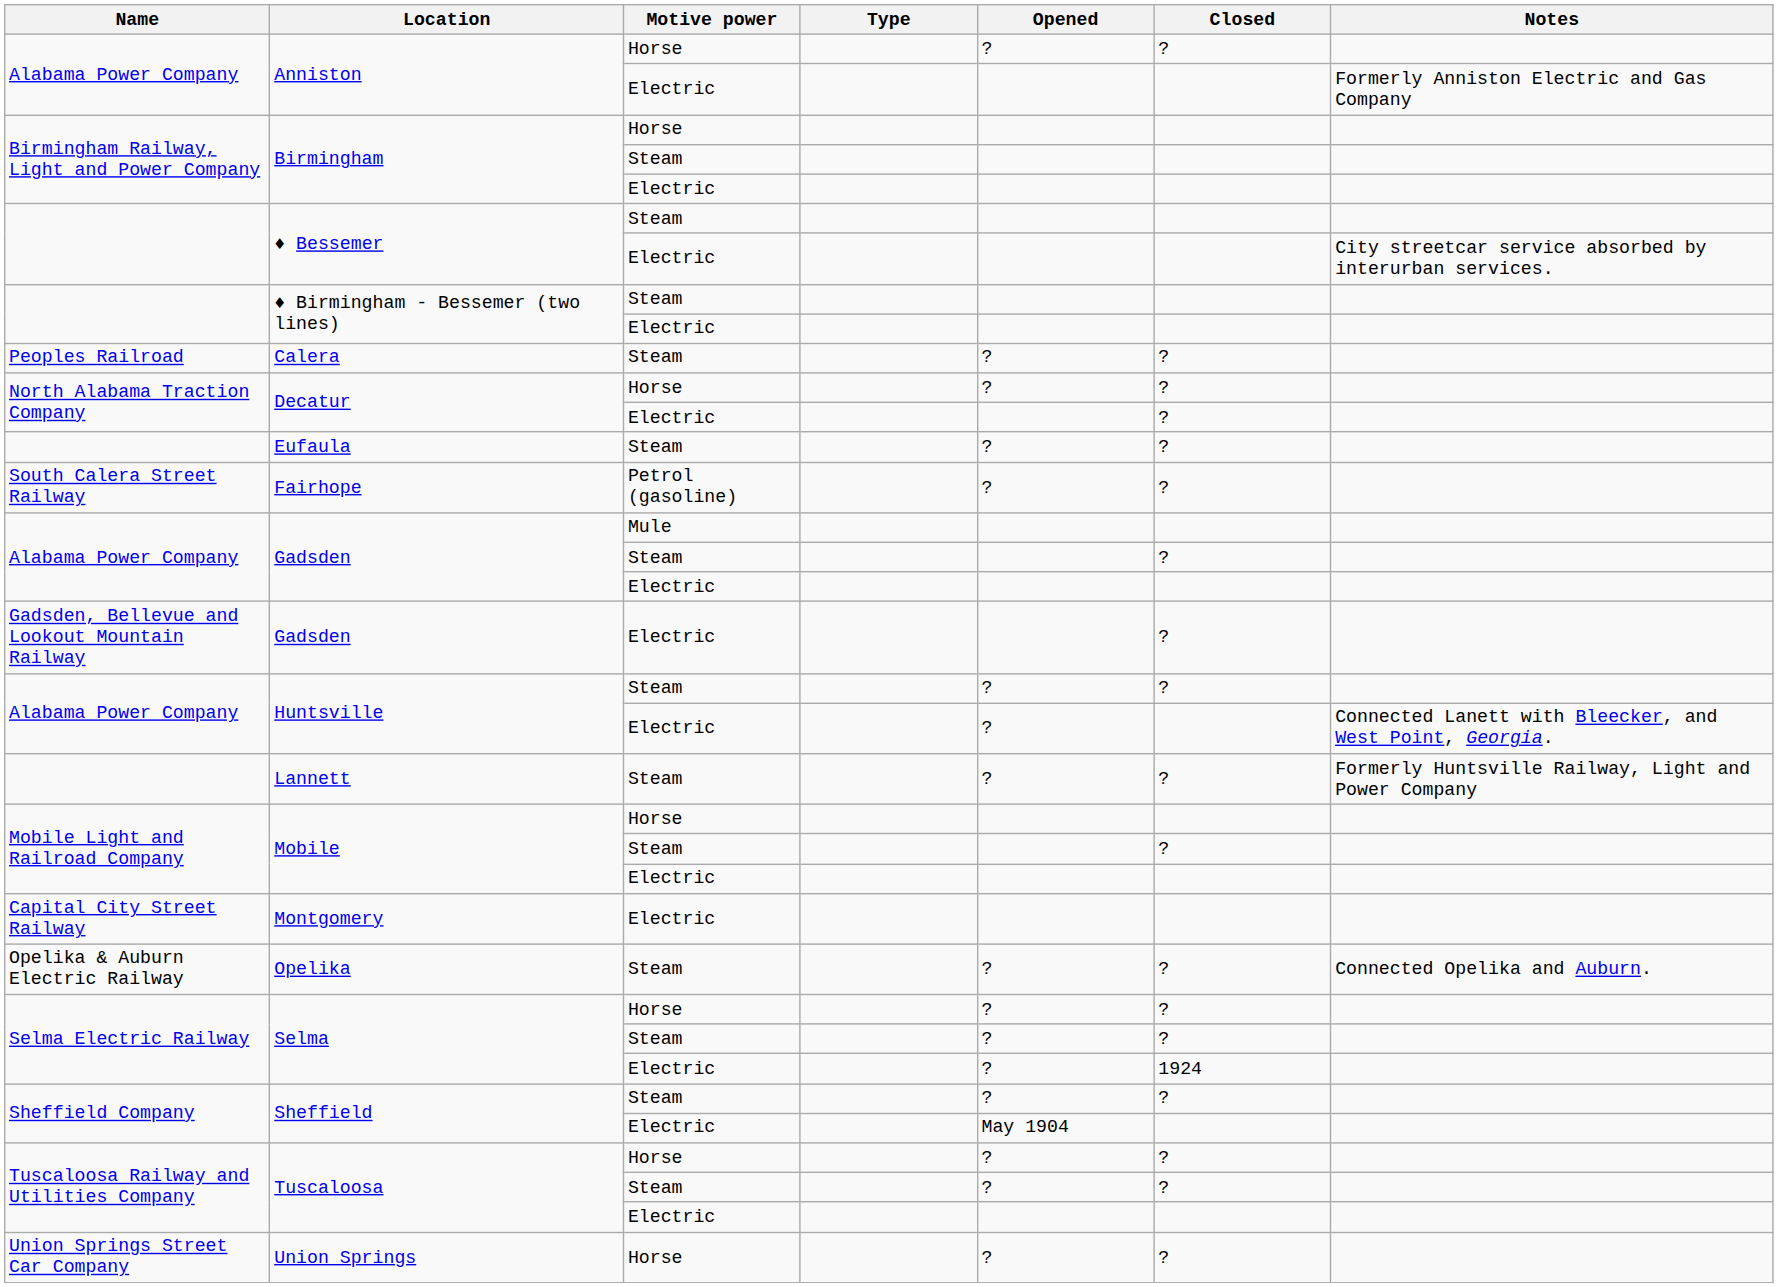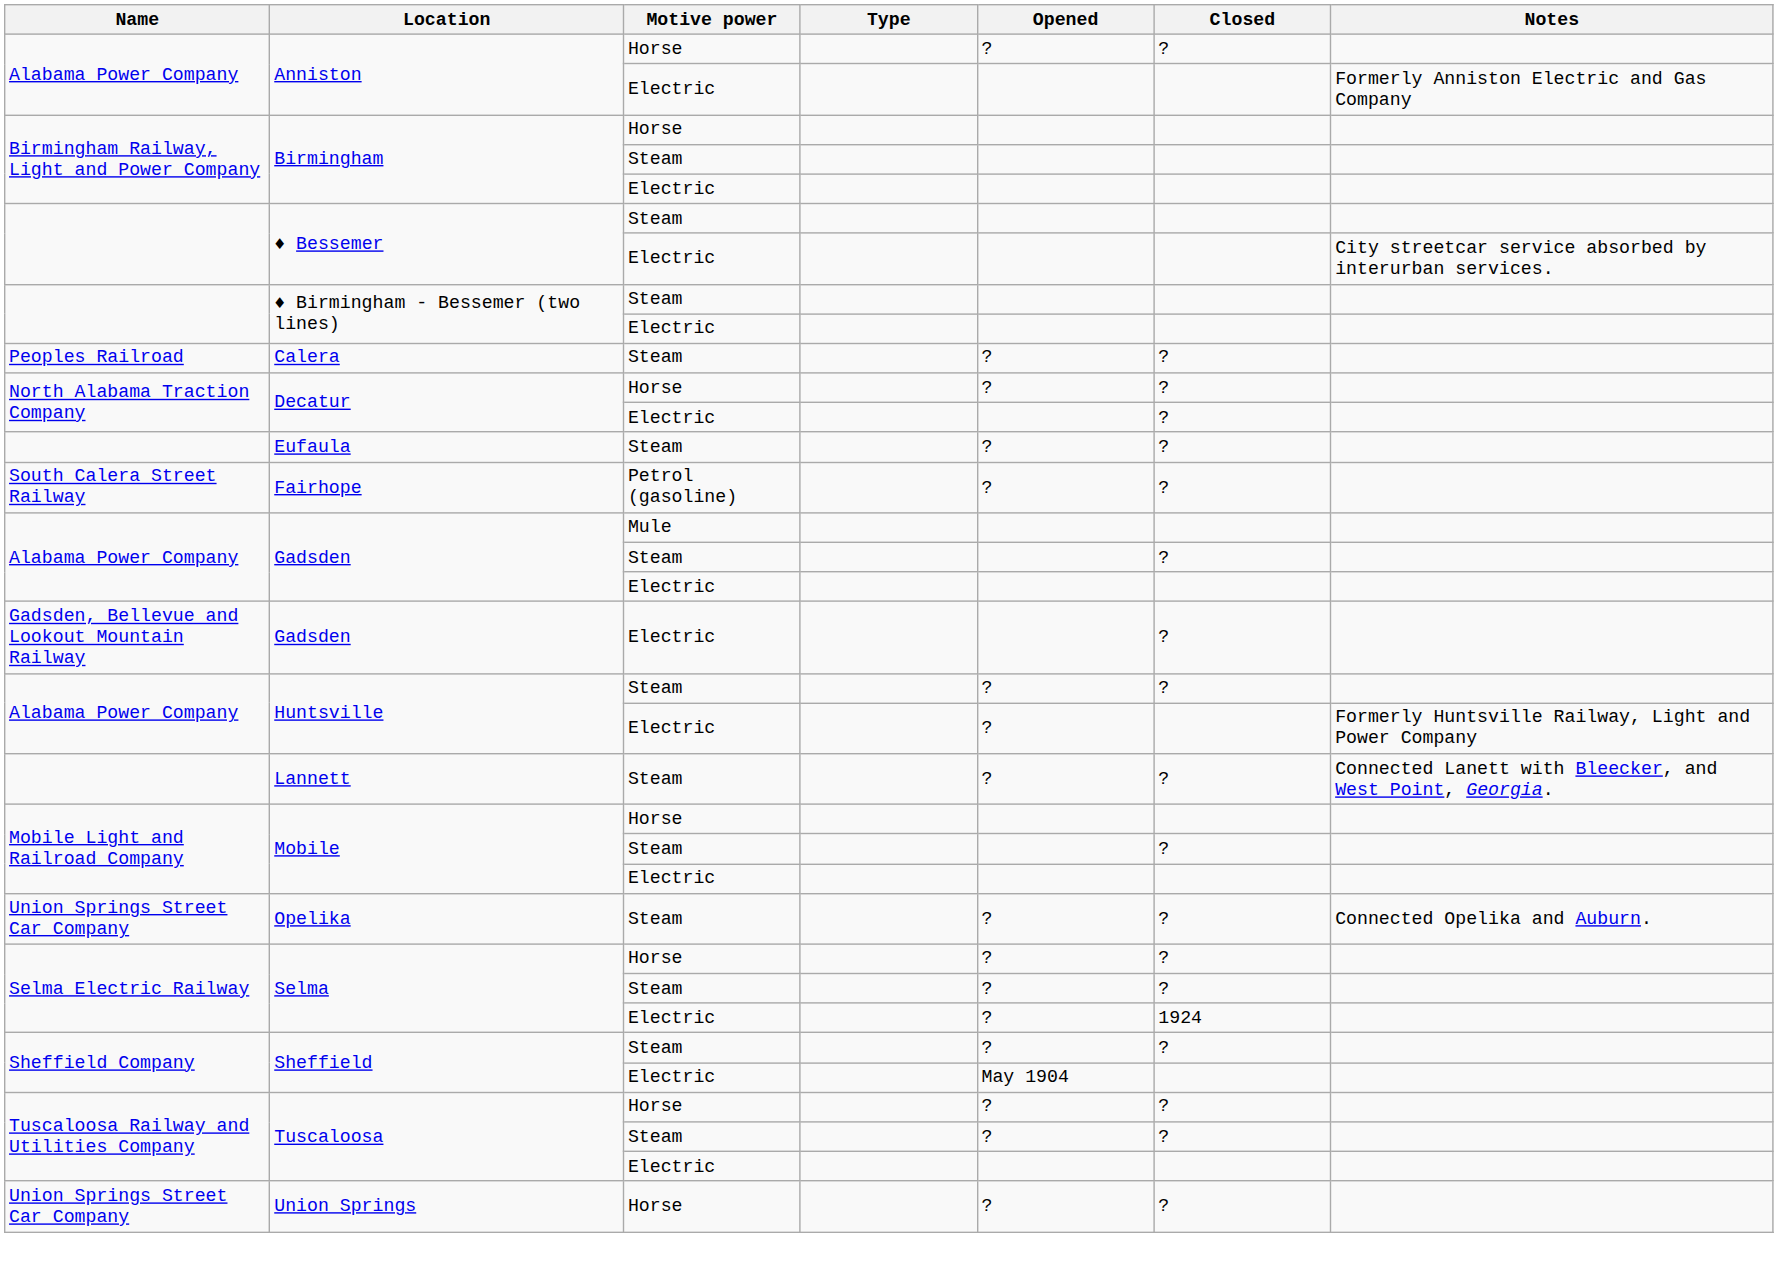(1526, 728) Connected Lanett with Bleecker, and West Point, Georgia. -> (1543, 728) Formerly Huntsville Railway, Light and Power Company
(1543, 779) Formerly Huntsville Railway, Light and Power Company -> (1526, 779) Connected Lanett with Bleecker, and West Point, Georgia.
- row: (329, 919)
(96, 969) Opelika & Auburn Electric Railway -> (118, 919) Union Springs Street Car Company
